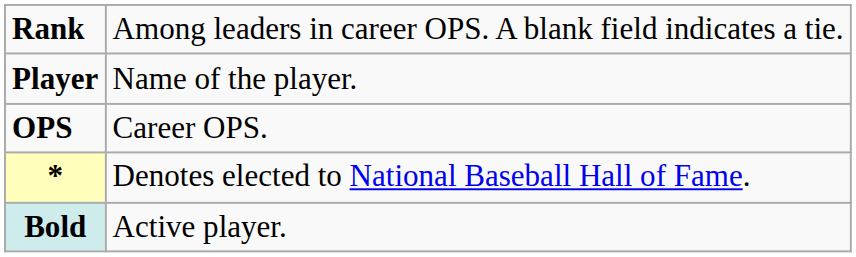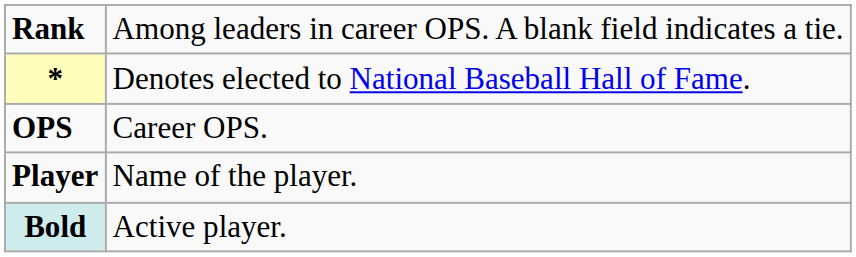rows swapped: (55, 78) <-> (55, 176)
